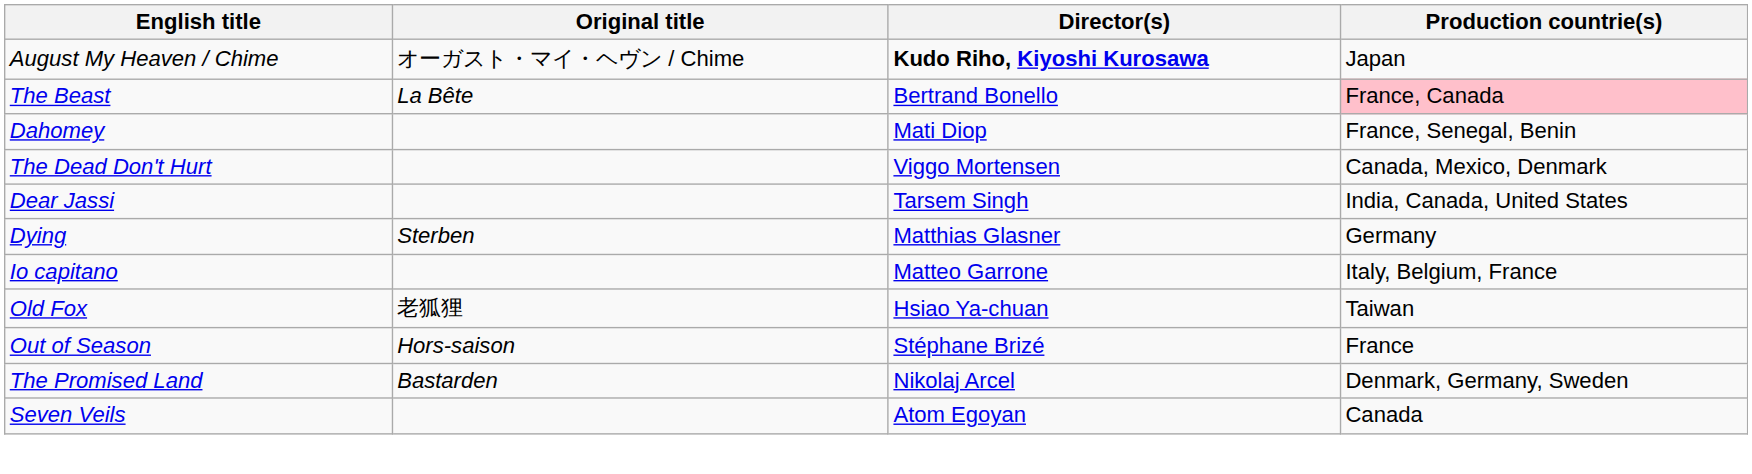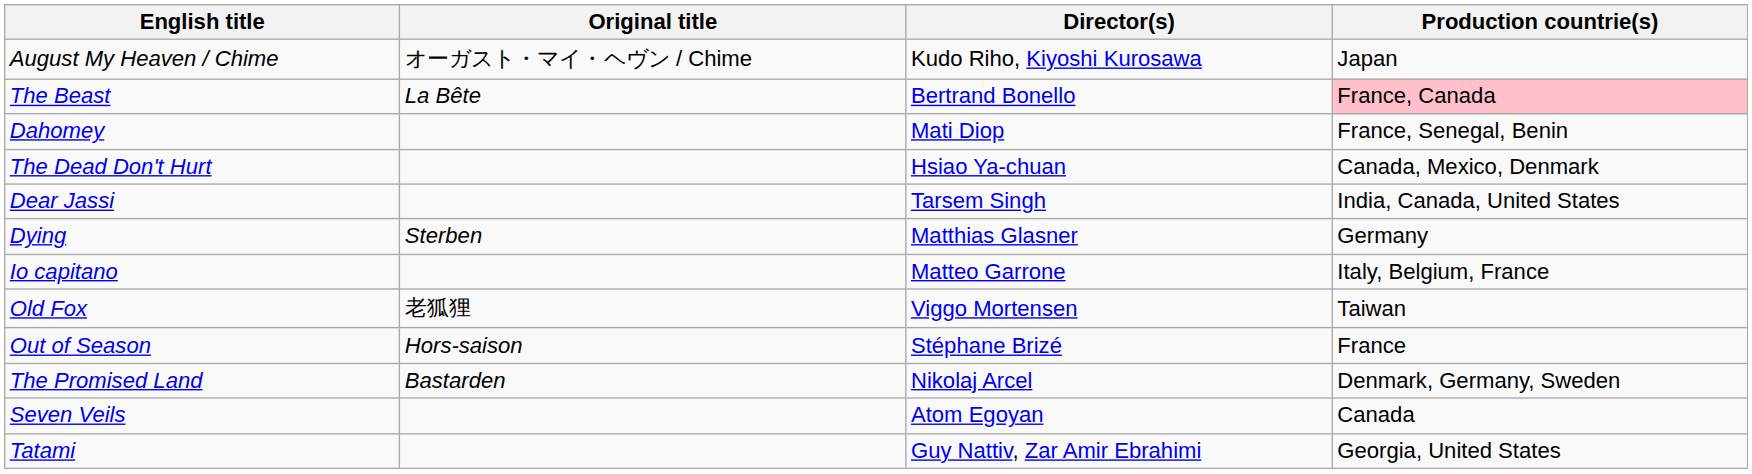(1051, 59) bold -> (1056, 59) normal
(977, 166) Viggo Mortensen -> (989, 166) Hsiao Ya-chuan
(971, 308) Hsiao Ya-chuan -> (994, 308) Viggo Mortensen
+ row: (43, 450)
